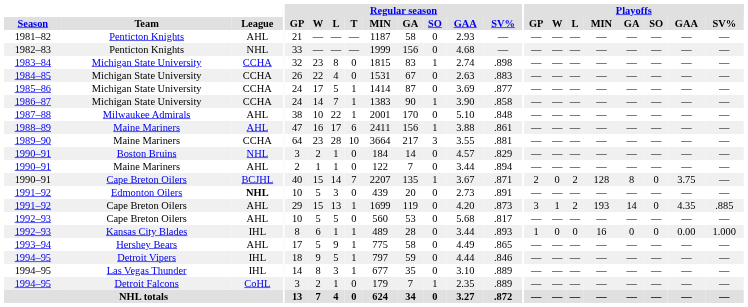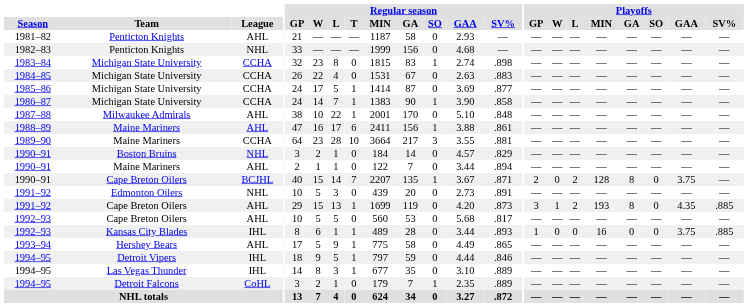(257, 192) bold -> (257, 192) normal
(632, 205) 14 -> (632, 205) 8
(686, 231) 0.00 -> (686, 231) 3.75
(724, 231) 1.000 -> (724, 231) .885
